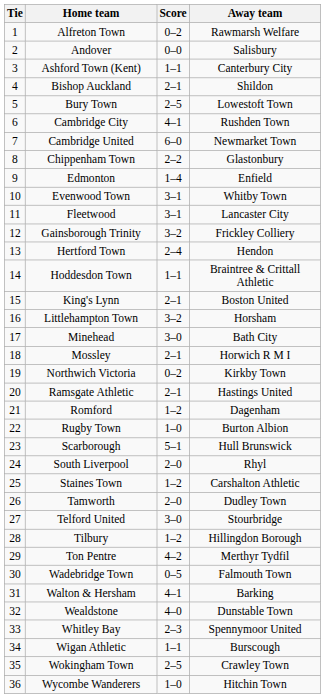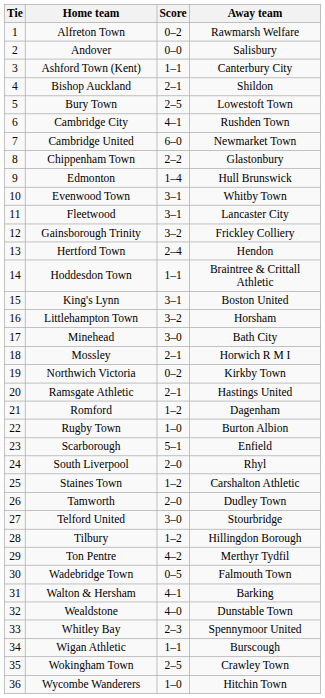(255, 178) Enfield -> (255, 178) Hull Brunswick
(173, 300) 2–1 -> (173, 300) 3–1
(255, 446) Hull Brunswick -> (255, 446) Enfield
